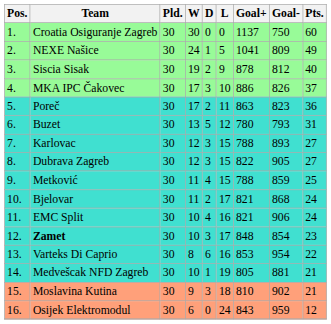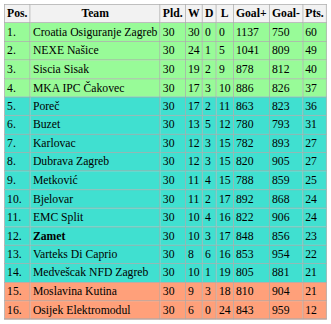(245, 143) 788 -> (245, 143) 782
(245, 161) 822 -> (245, 161) 820
(245, 198) 821 -> (245, 198) 892
(245, 217) 821 -> (245, 217) 822
(281, 236) 854 -> (281, 236) 856
(281, 291) 902 -> (281, 291) 904
